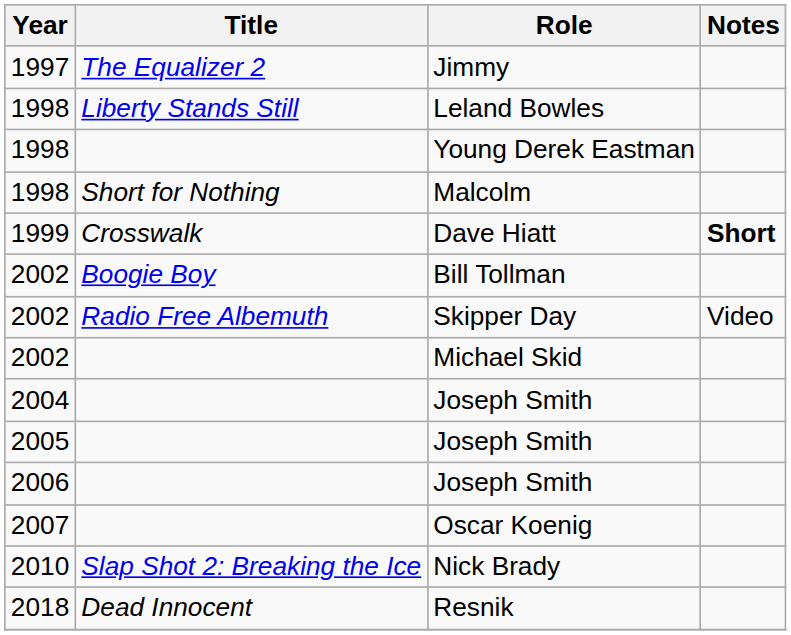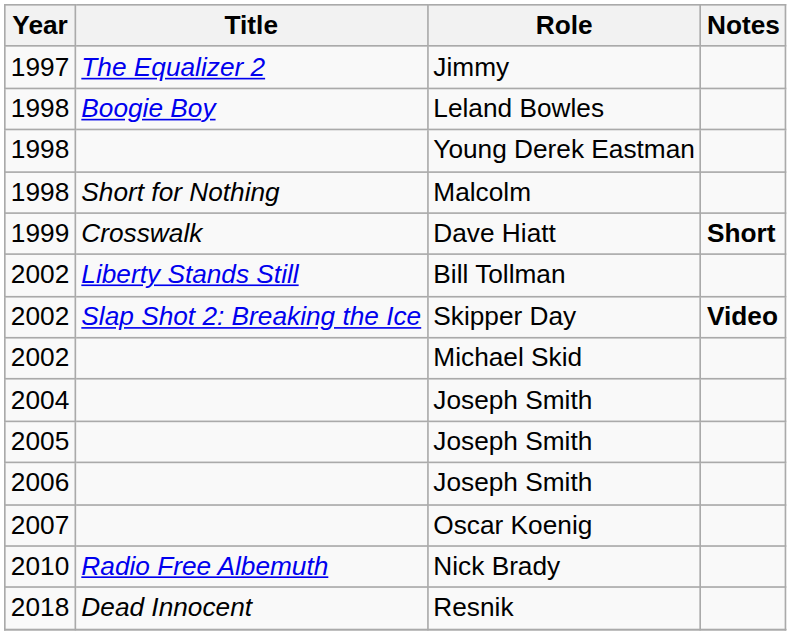(190, 108) Liberty Stands Still -> (148, 108) Boogie Boy
(148, 274) Boogie Boy -> (190, 274) Liberty Stands Still
(205, 316) Radio Free Albemuth -> (251, 316) Slap Shot 2: Breaking the Ice
(740, 316) normal -> (743, 316) bold
(251, 566) Slap Shot 2: Breaking the Ice -> (205, 566) Radio Free Albemuth
